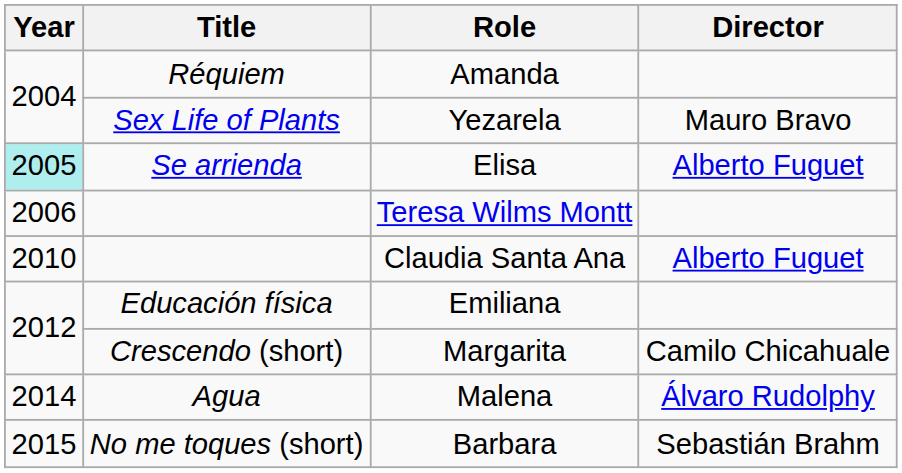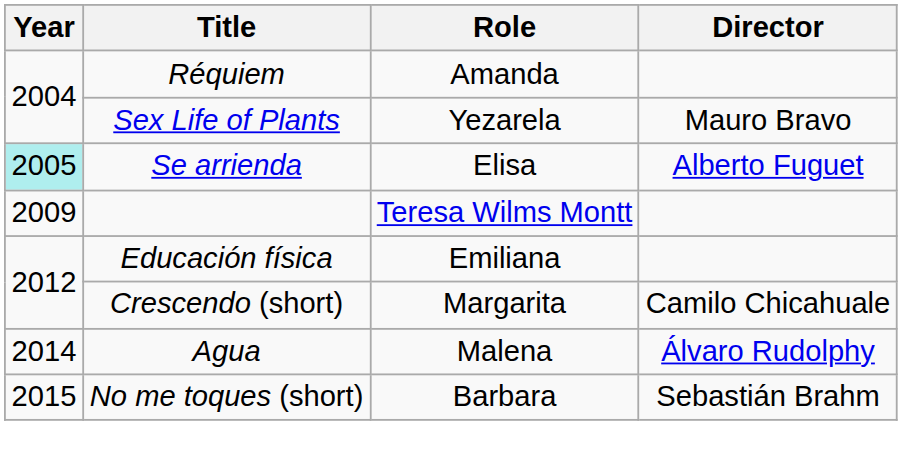(44, 212) 2006 -> (44, 212) 2009
- row: (505, 258)
